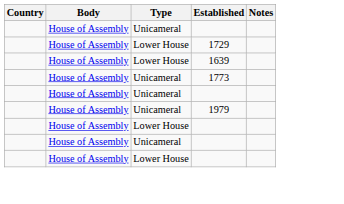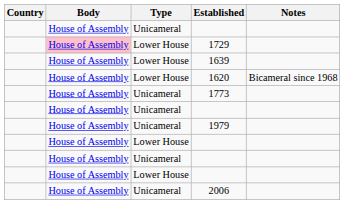(88, 45) no background -> (88, 45) pink background
+ row: (161, 77)
+ row: (157, 191)
